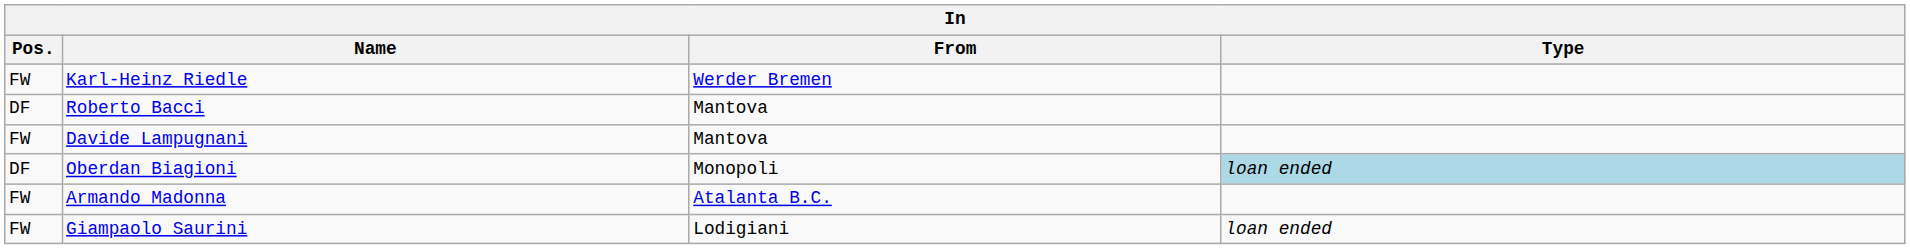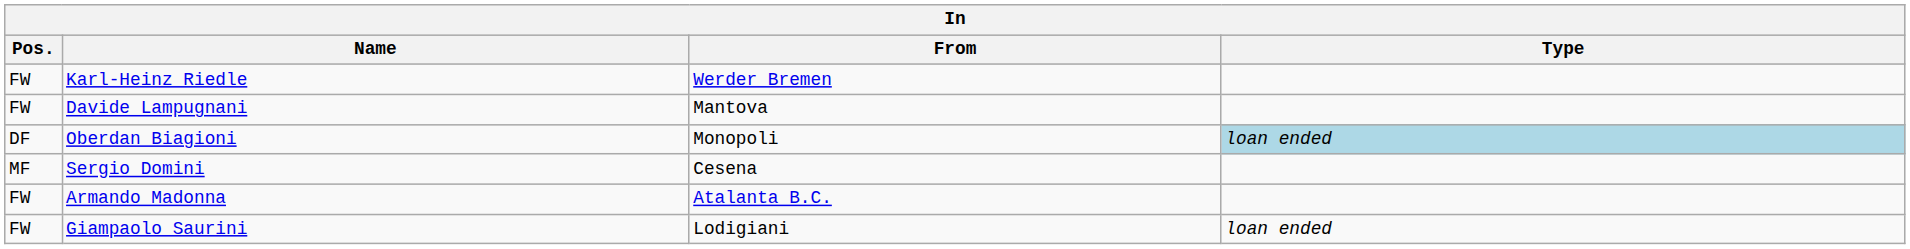- row: (135, 109)
+ row: (135, 169)
